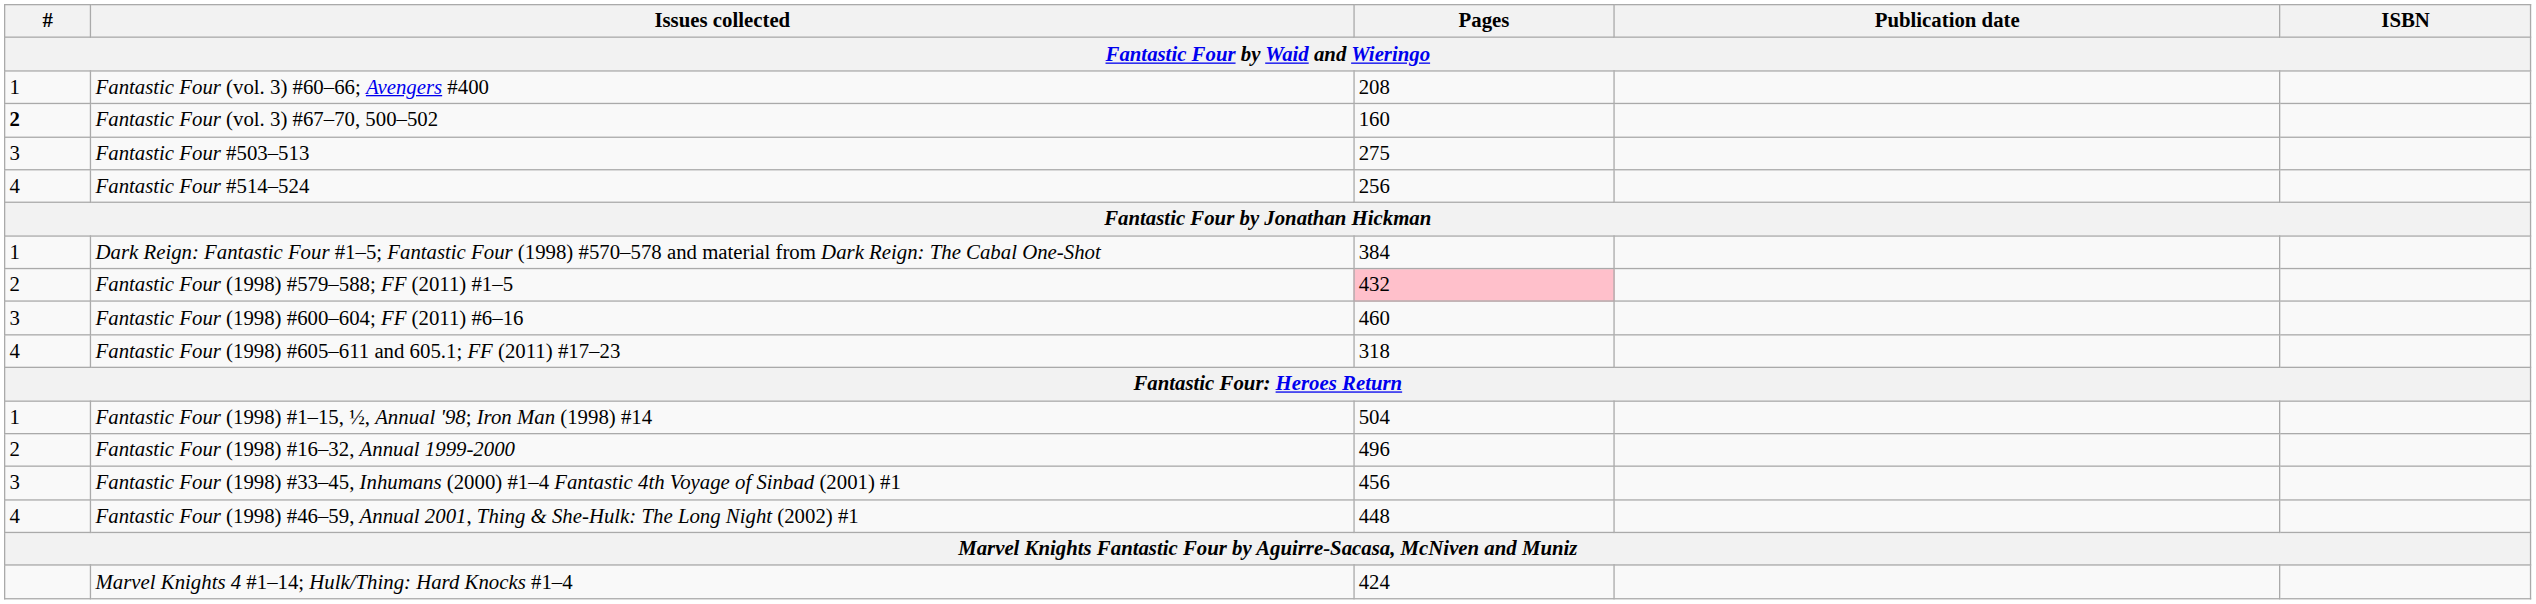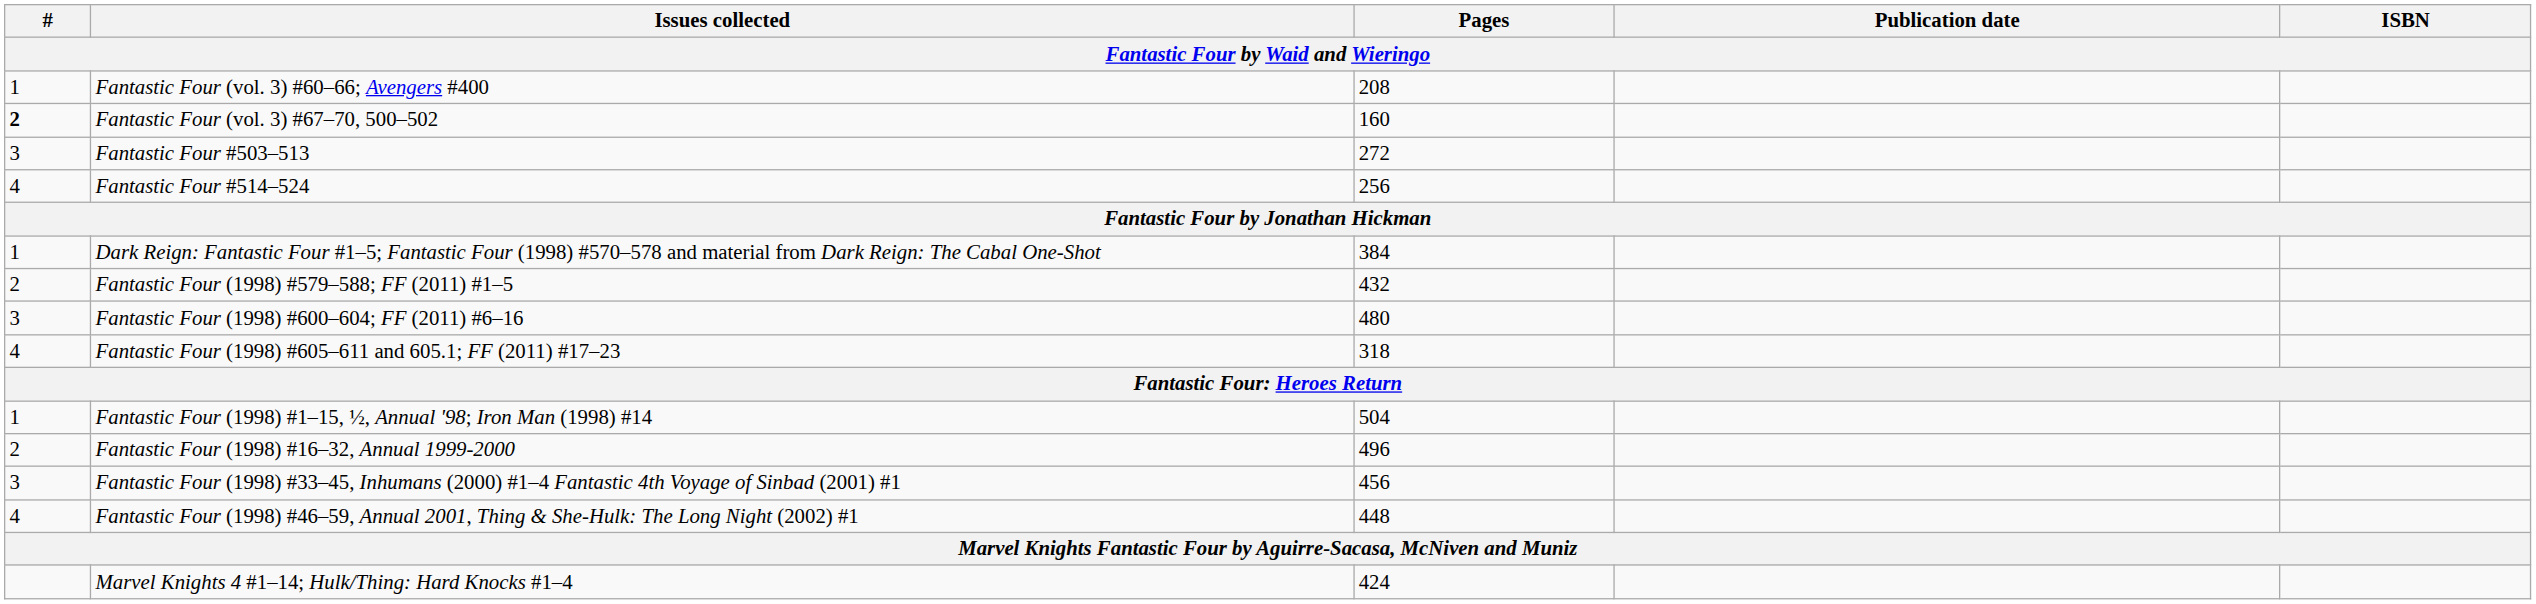(1374, 152) 275 -> (1374, 152) 272
(1374, 284) pink background -> (1374, 284) no background
(1374, 317) 460 -> (1374, 317) 480
